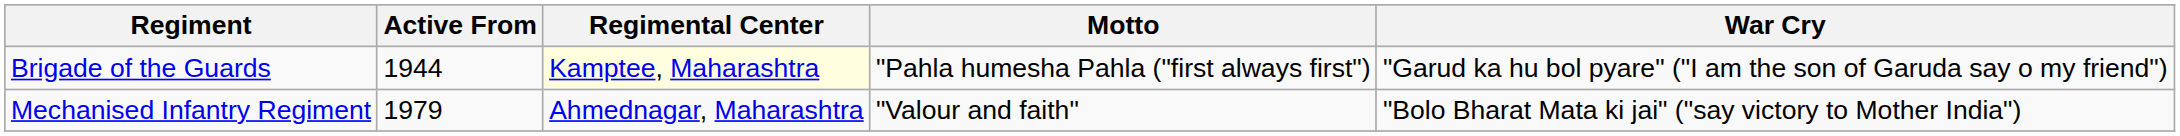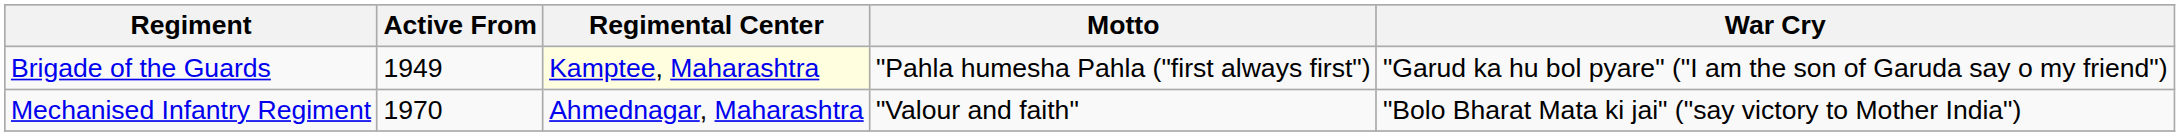(413, 67) 1944 -> (413, 67) 1949
(413, 109) 1979 -> (413, 109) 1970
